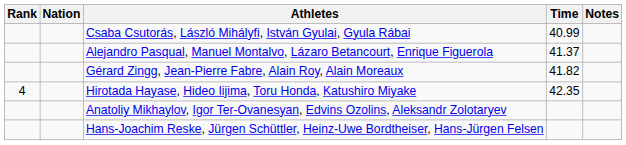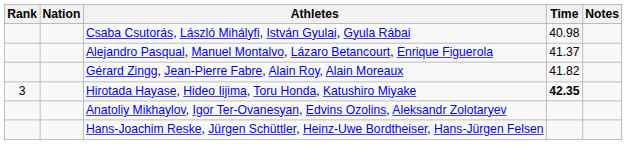(564, 33) 40.99 -> (564, 33) 40.98
(22, 91) 4 -> (22, 91) 3
(564, 91) normal -> (564, 91) bold
